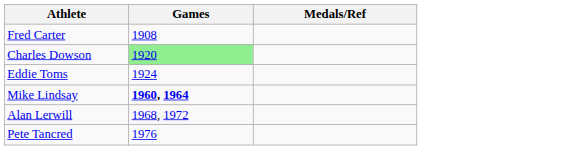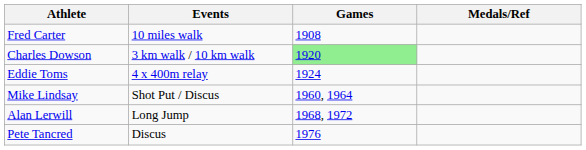+ column: (211, 14)
(160, 94) bold -> (324, 94) normal
